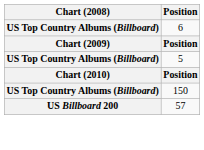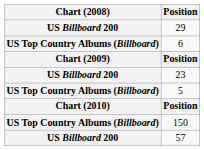+ row: (180, 28)
+ row: (180, 75)
